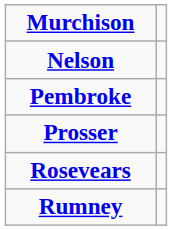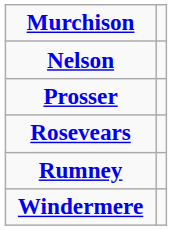- row: (81, 96)
+ row: (81, 206)
